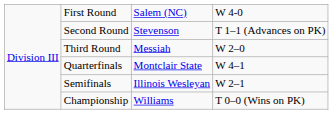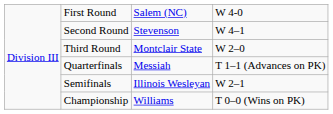(270, 30) T 1–1 (Advances on PK) -> (230, 30) W 4–1
(152, 48) Messiah -> (168, 48) Montclair State
(168, 65) Montclair State -> (152, 65) Messiah
(230, 65) W 4–1 -> (270, 65) T 1–1 (Advances on PK)
